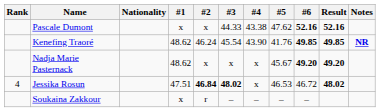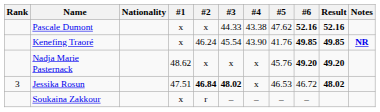(181, 42) 48.62 -> (181, 42) x
(281, 63) 45.67 -> (281, 63) 45.76
(17, 84) 4 -> (17, 84) 3
